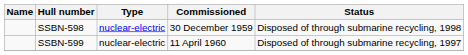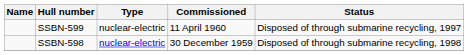rows swapped: (61, 27) <-> (61, 43)
